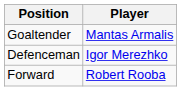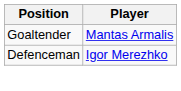- row: (31, 75)
